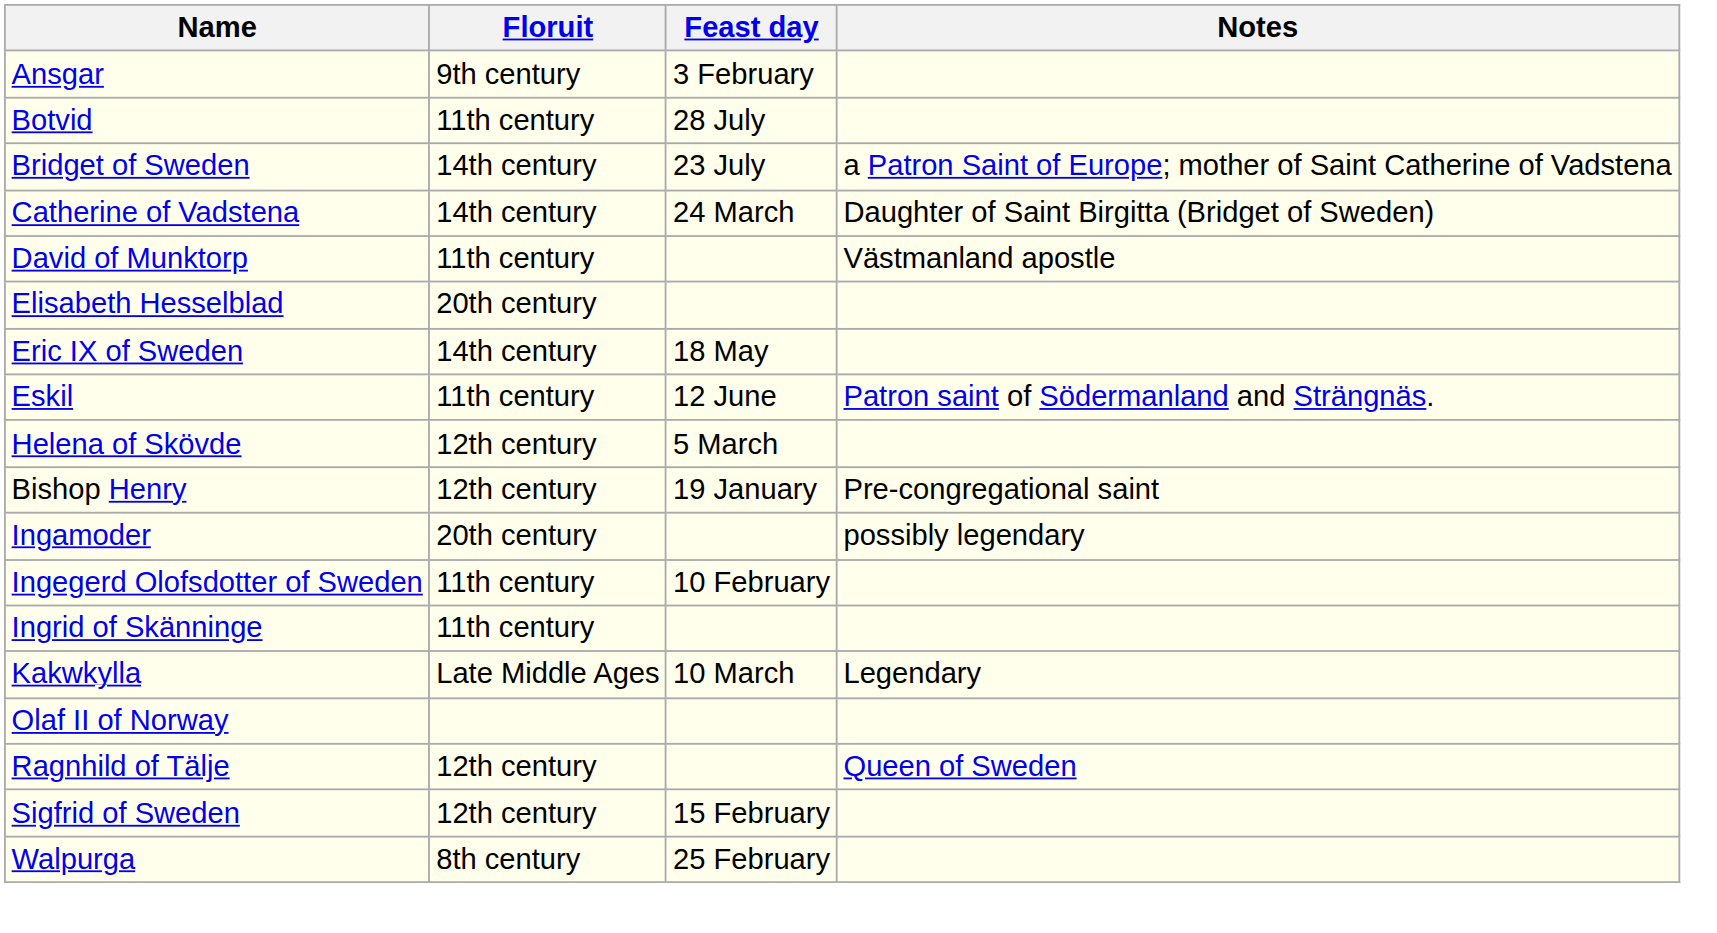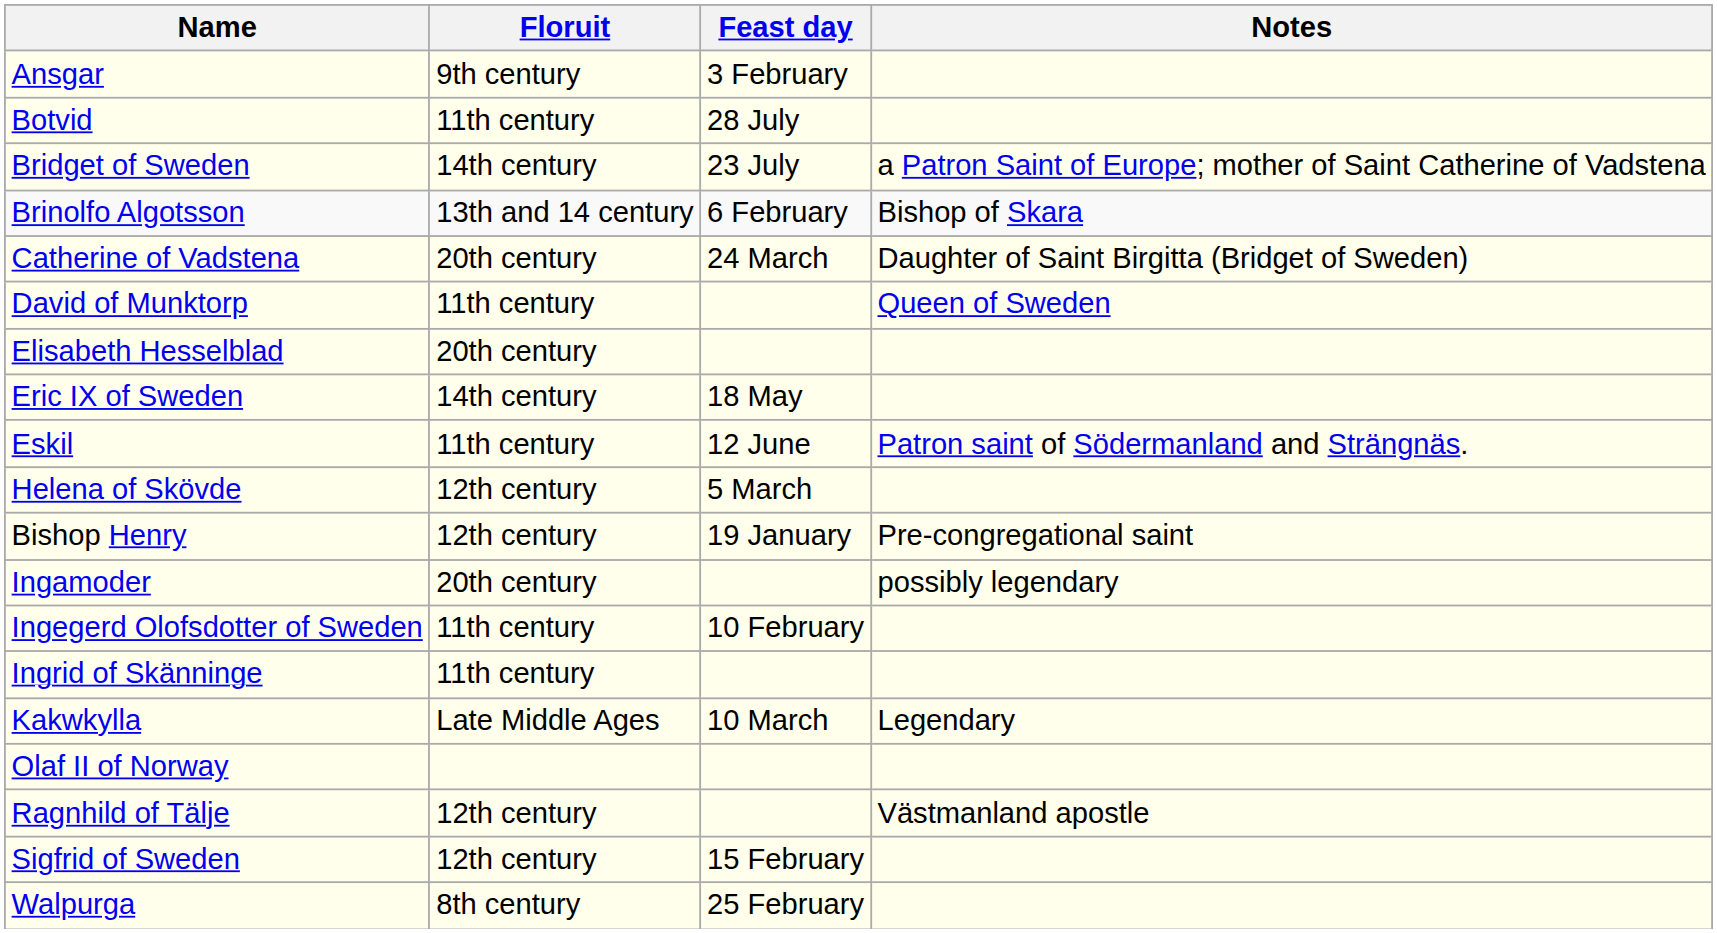+ row: (128, 212)
(516, 212) 14th century -> (516, 258) 20th century
(979, 258) Västmanland apostle -> (994, 304) Queen of Sweden
(960, 766) Queen of Sweden -> (1013, 812) Västmanland apostle
